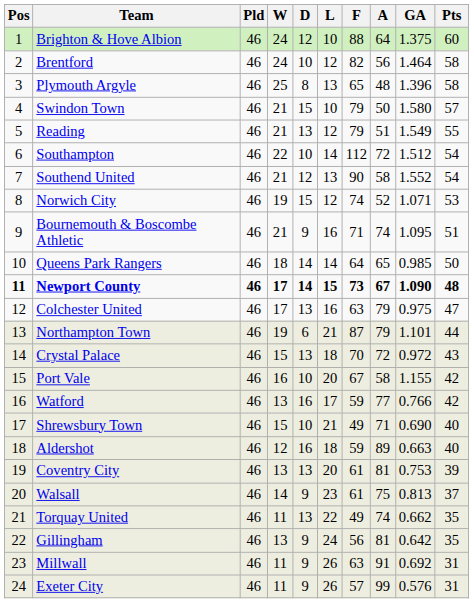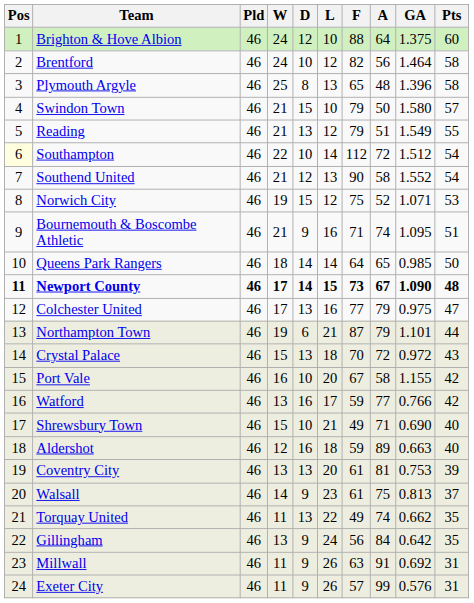(19, 154) no background -> (19, 154) lightyellow background
(356, 200) 74 -> (356, 200) 75
(356, 309) 63 -> (356, 309) 77
(383, 540) 81 -> (383, 540) 84
